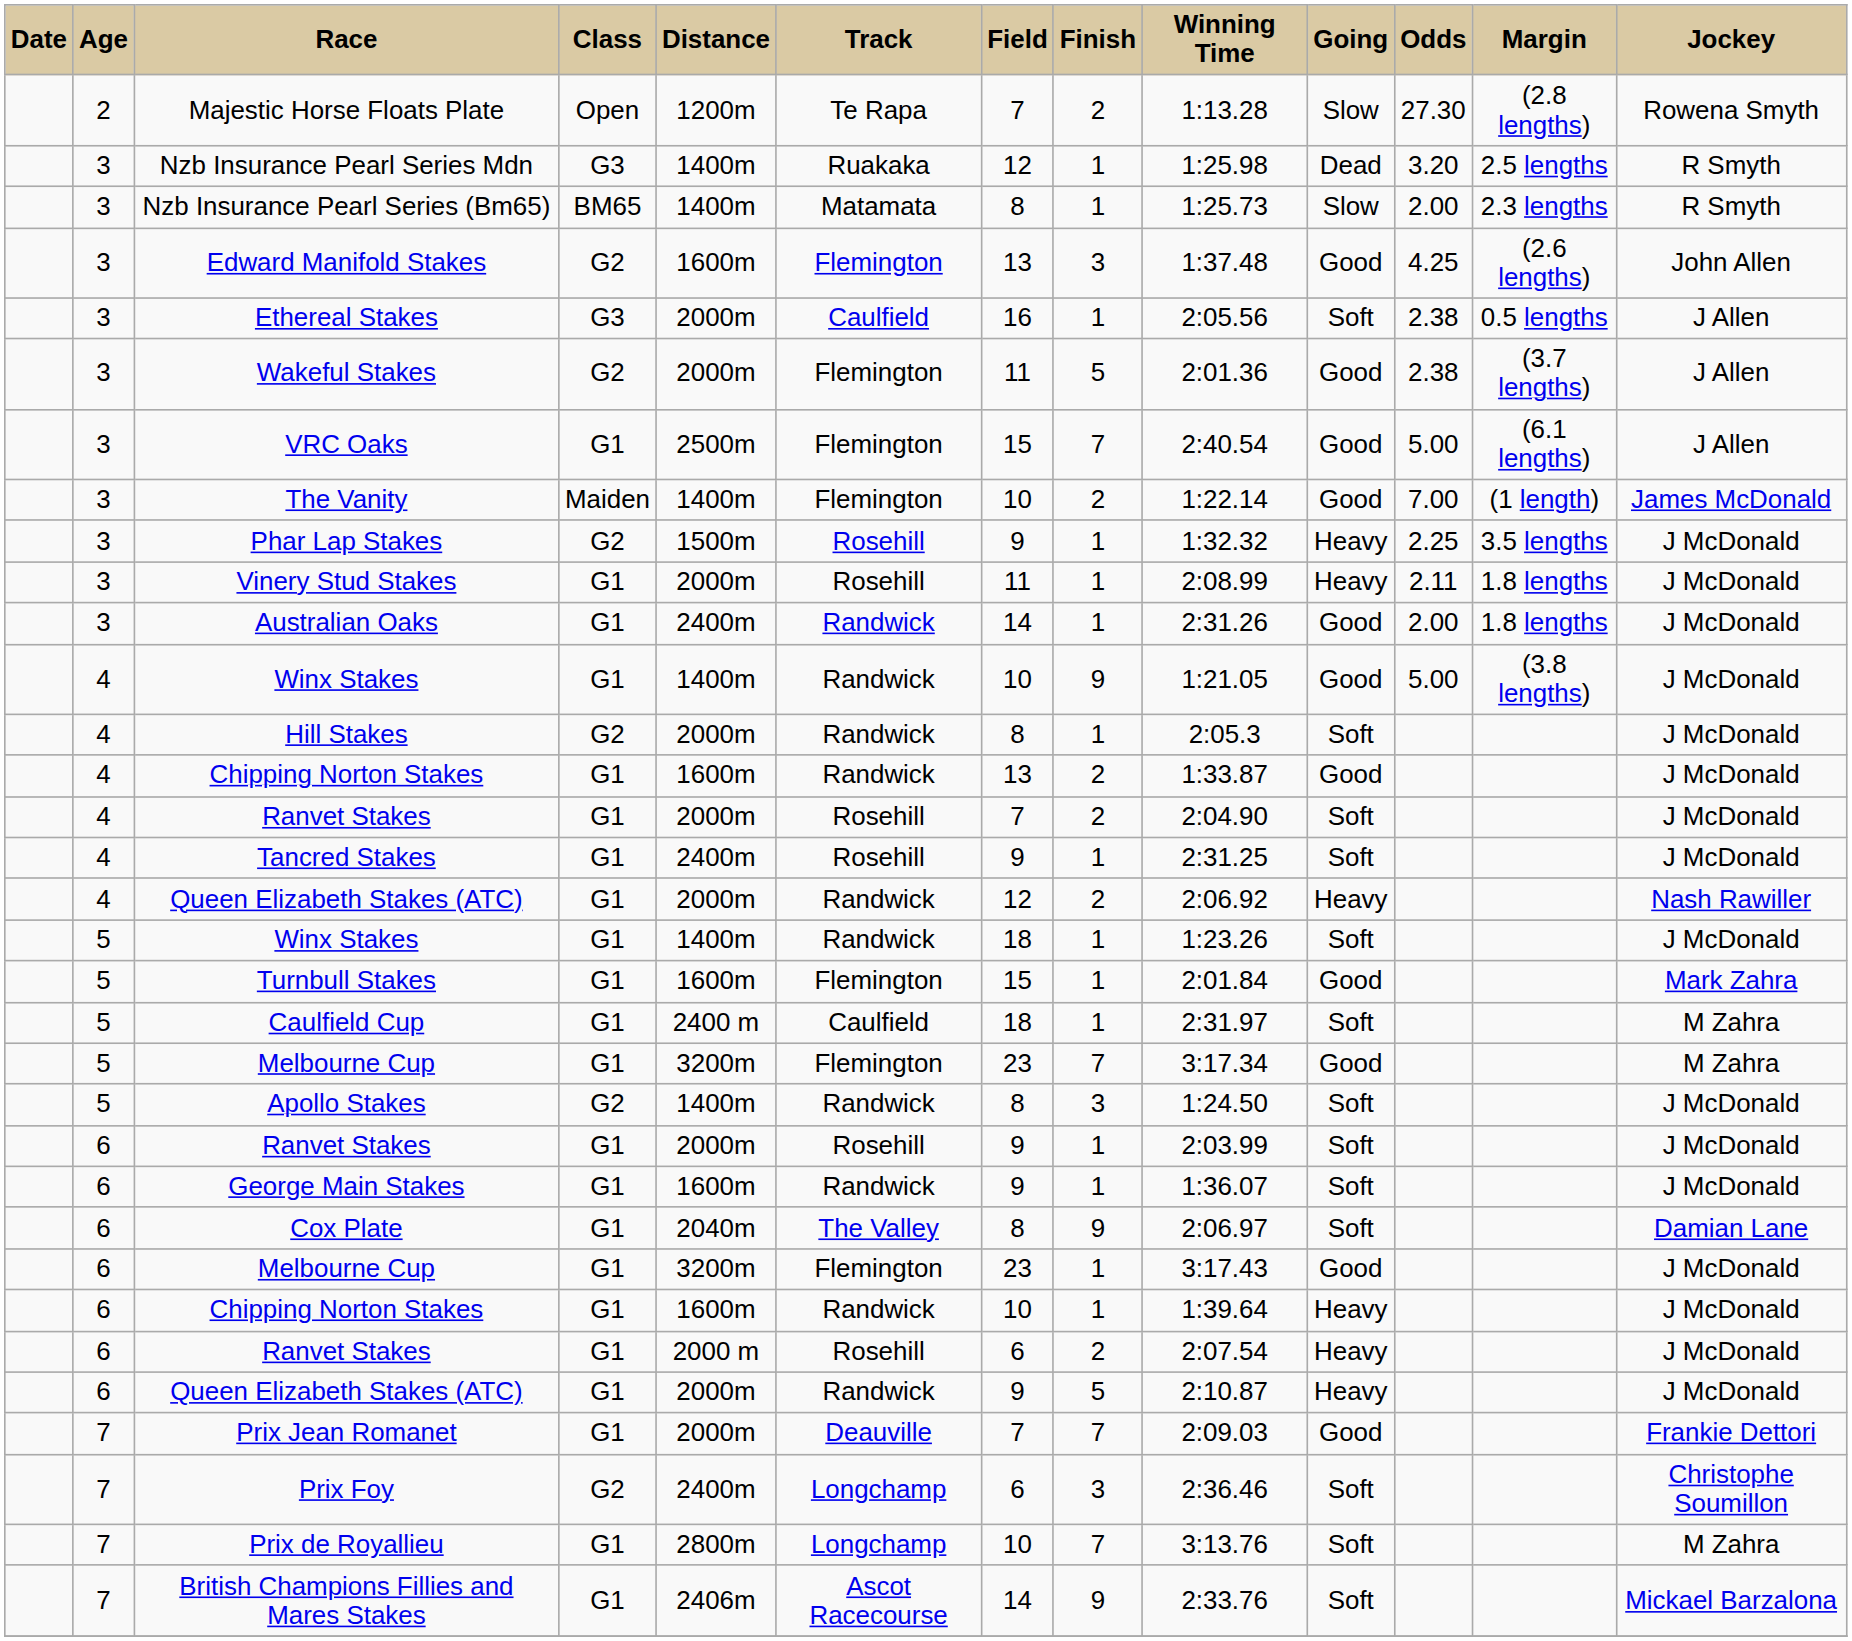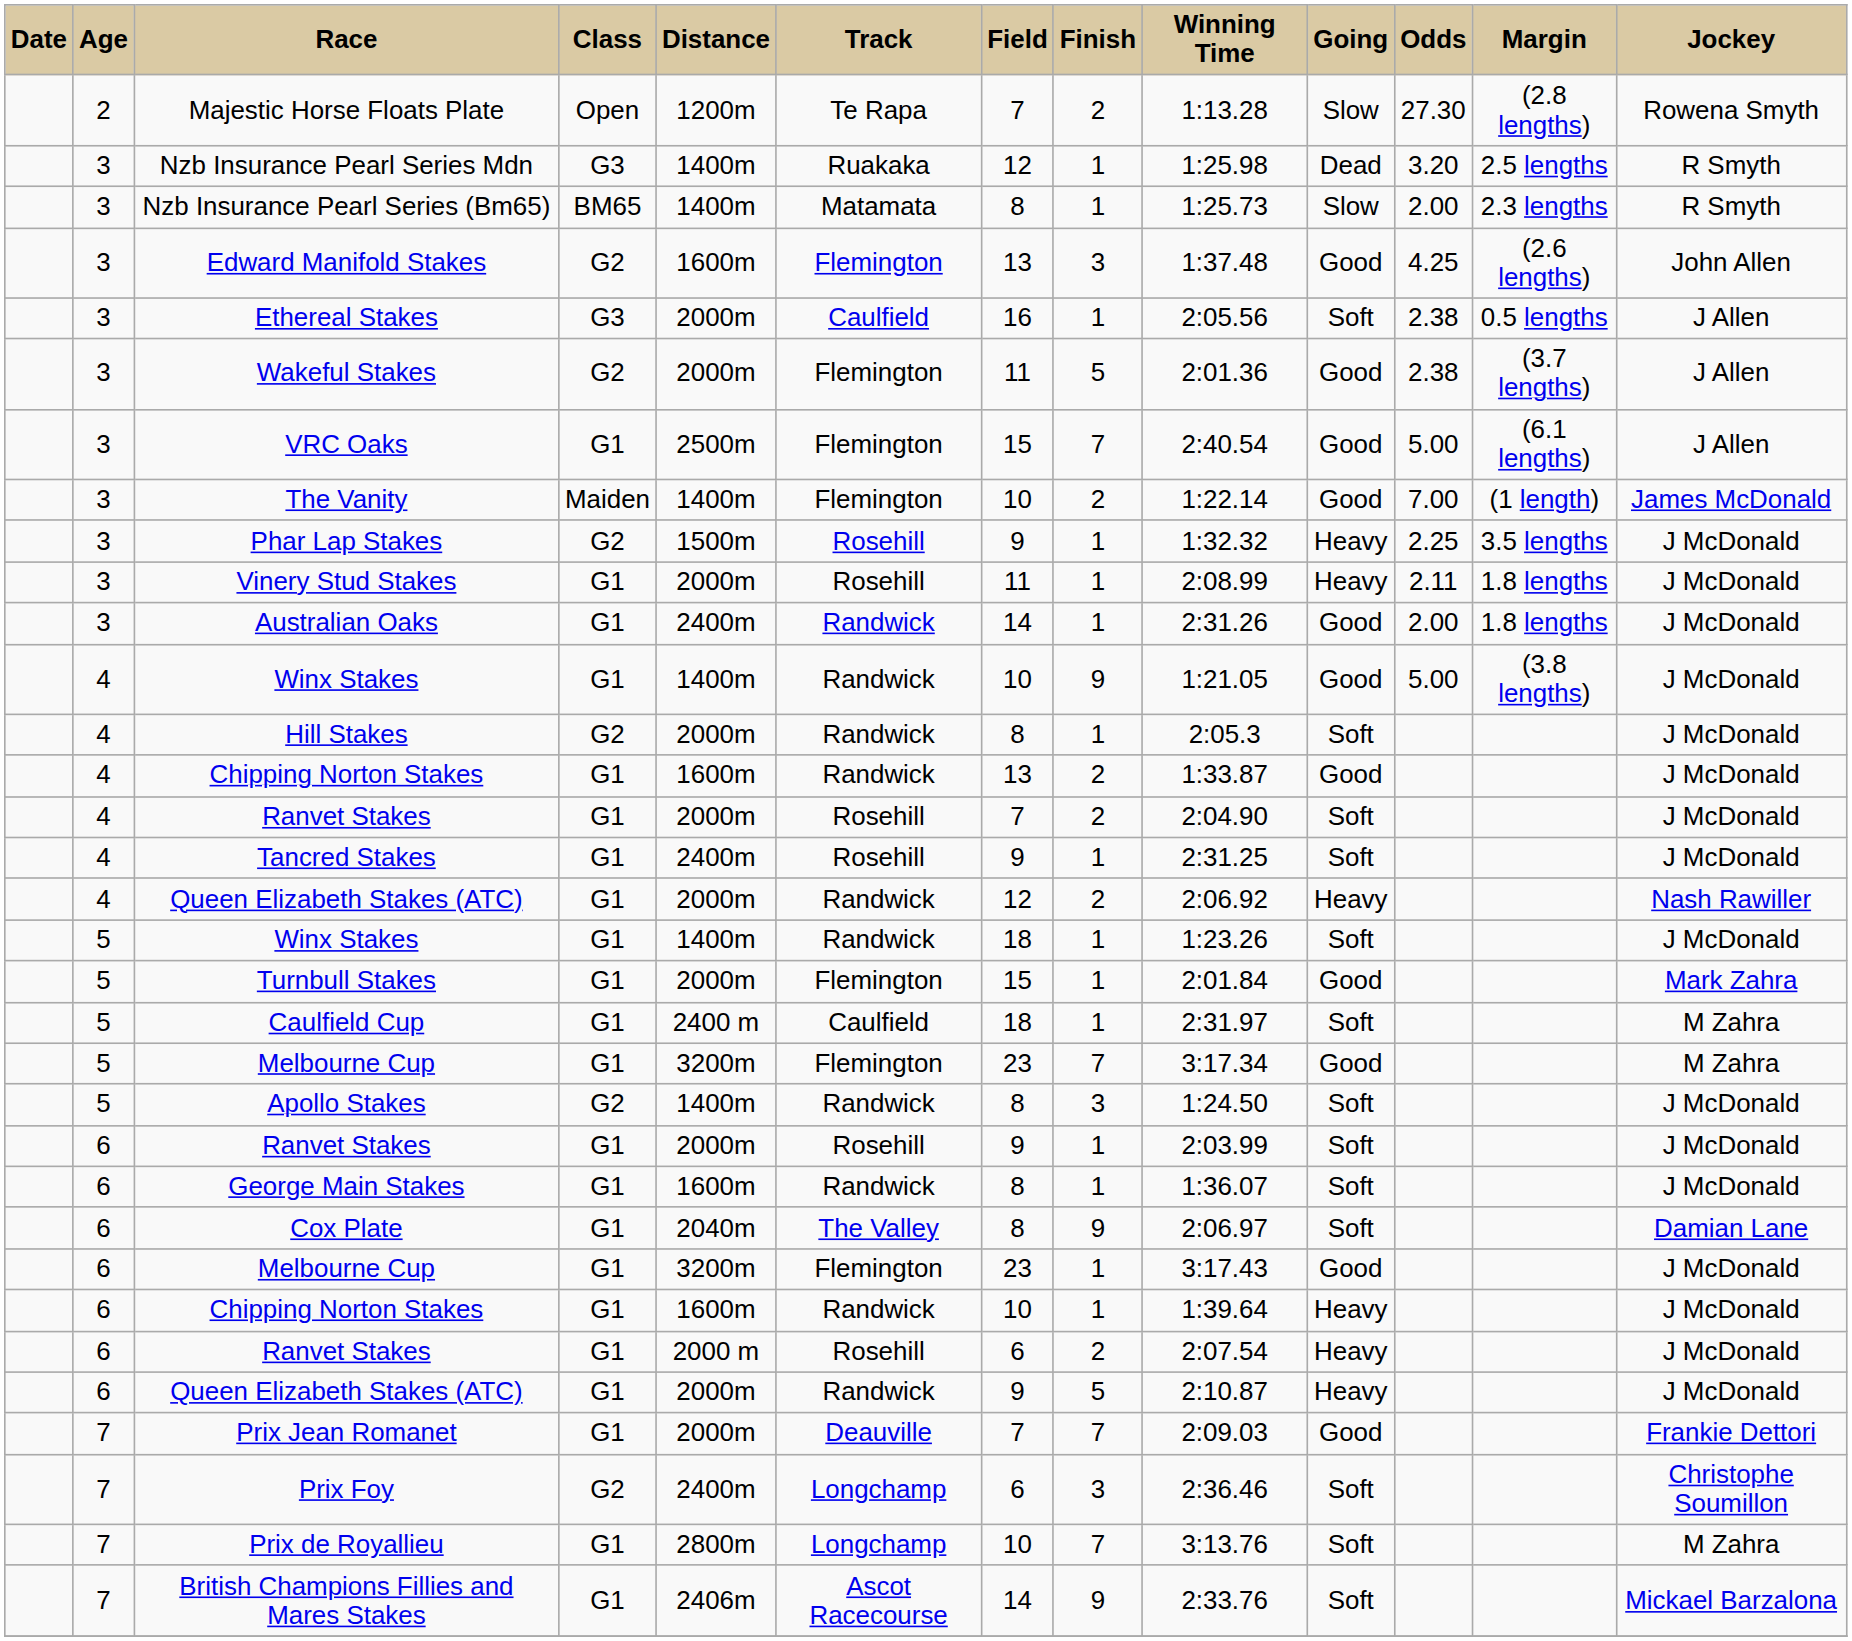(716, 981) 1600m -> (716, 981) 2000m
(1018, 1186) 9 -> (1018, 1186) 8
